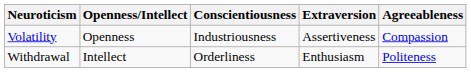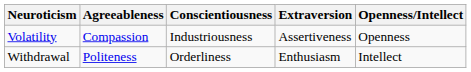columns swapped: (423, 15) <-> (135, 15)
